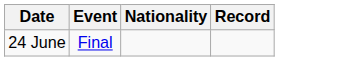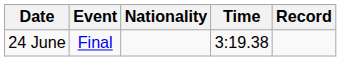+ column: (242, 17)
